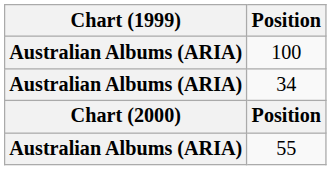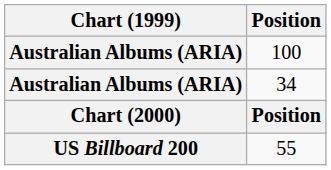(126, 148) Australian Albums (ARIA) -> (126, 148) US Billboard 200
